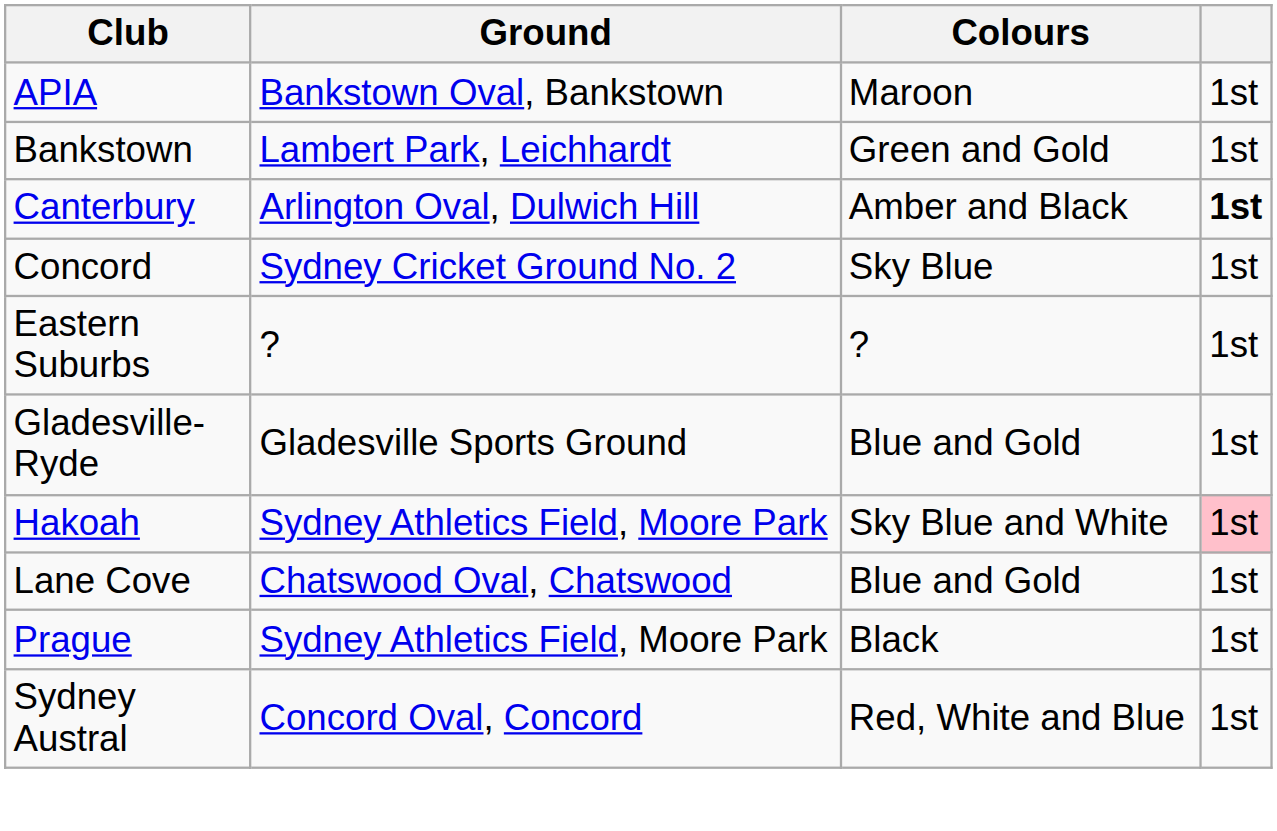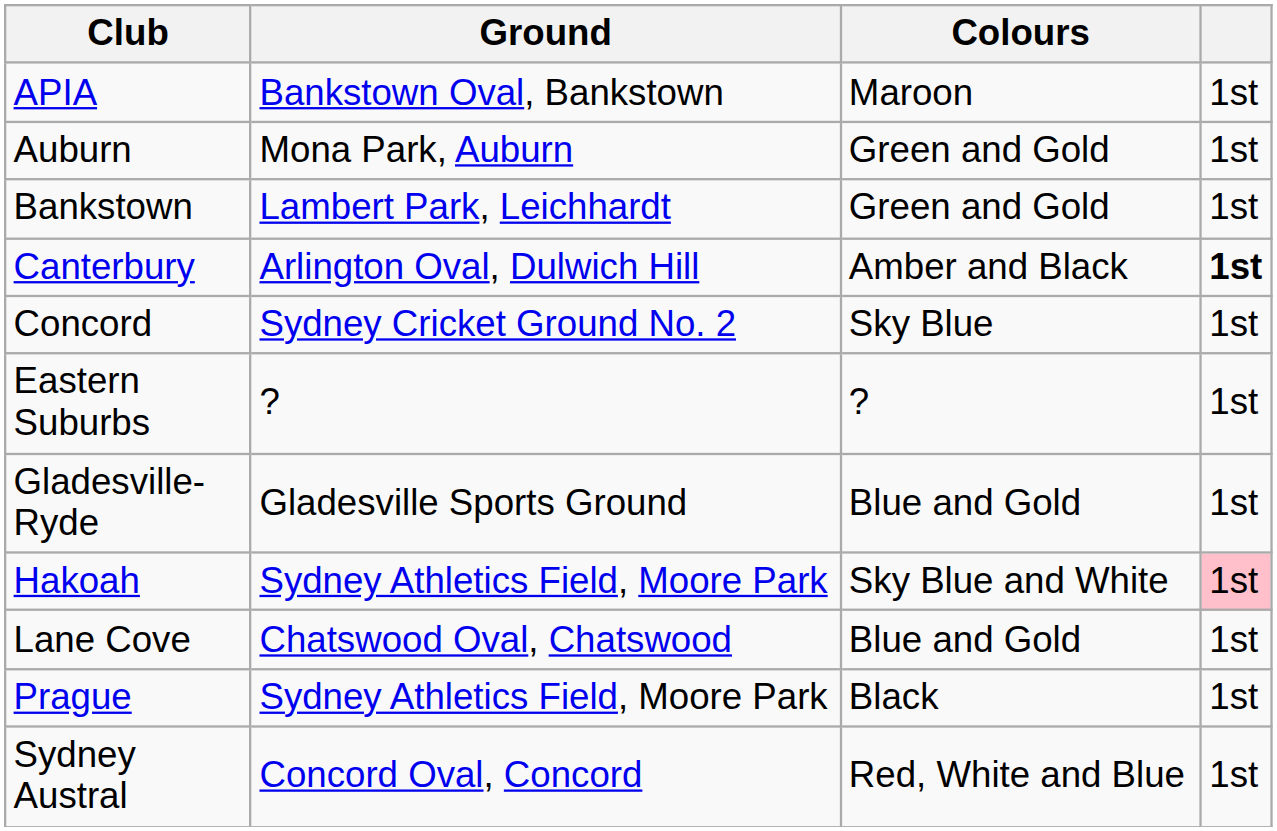+ row: (73, 149)
